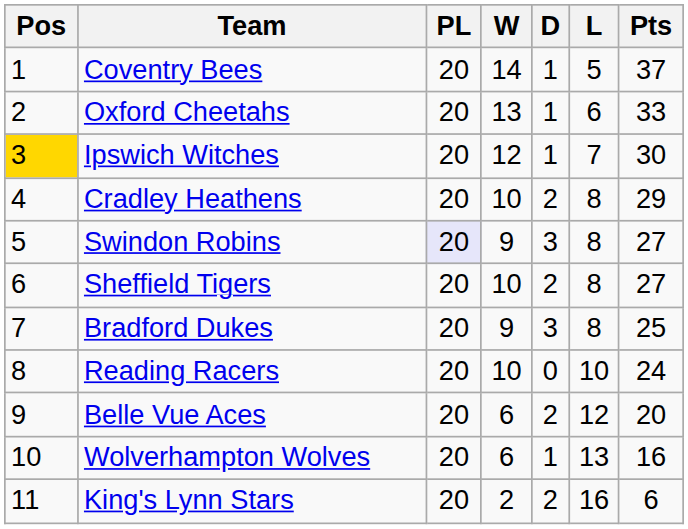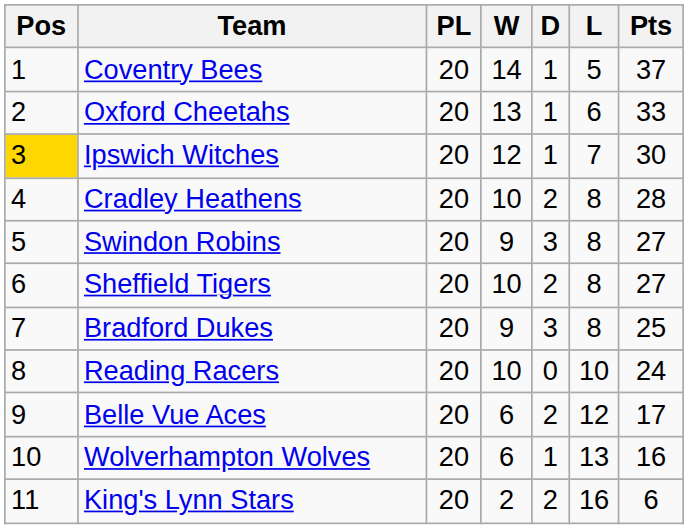(651, 198) 29 -> (651, 198) 28
(454, 241) lavender background -> (454, 241) no background
(651, 414) 20 -> (651, 414) 17
